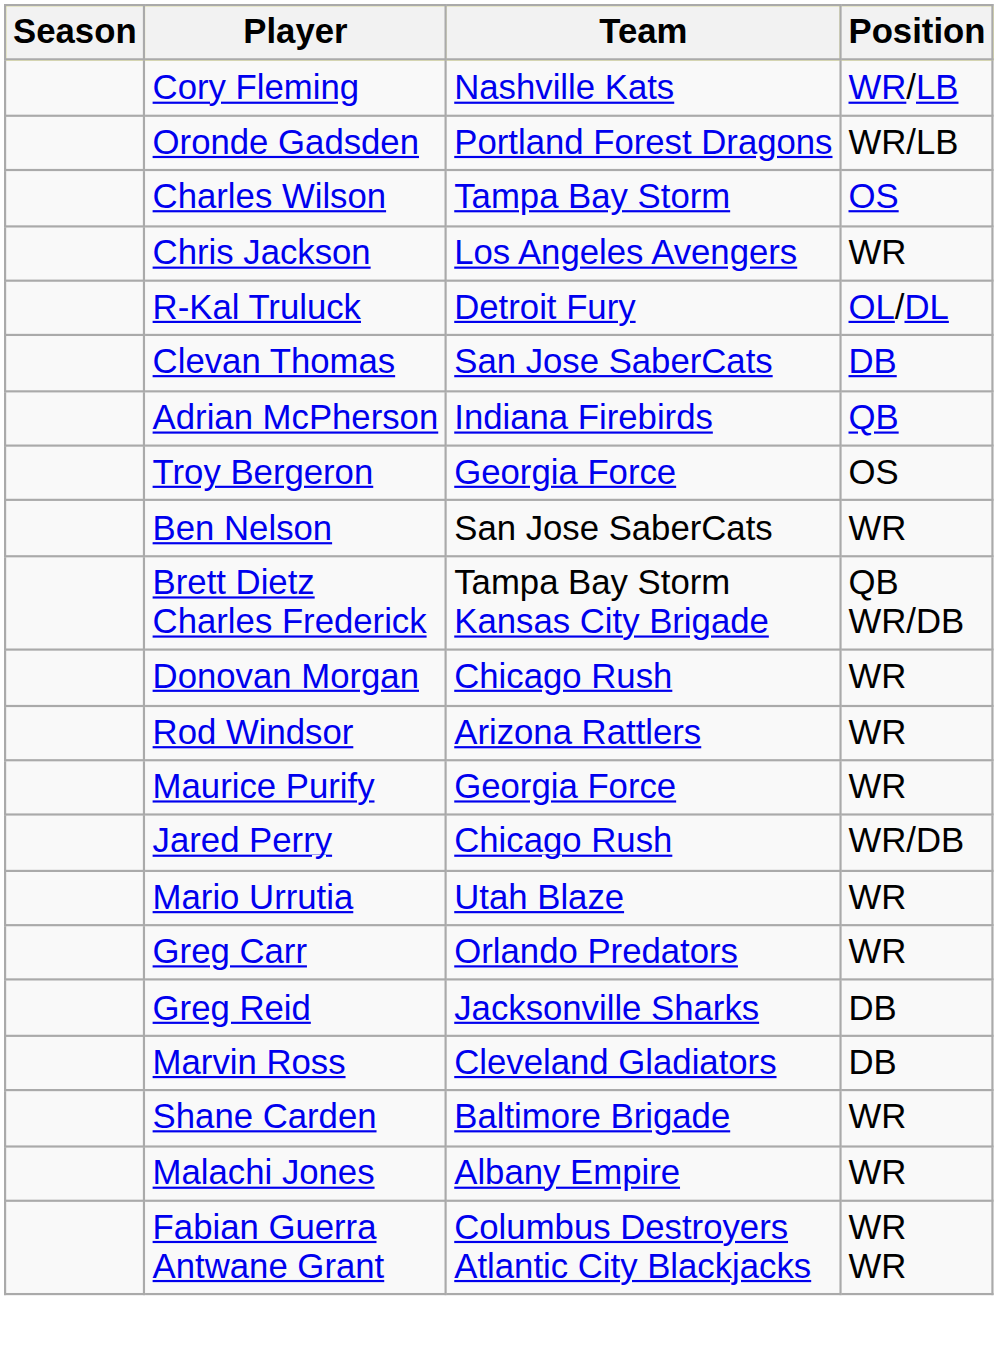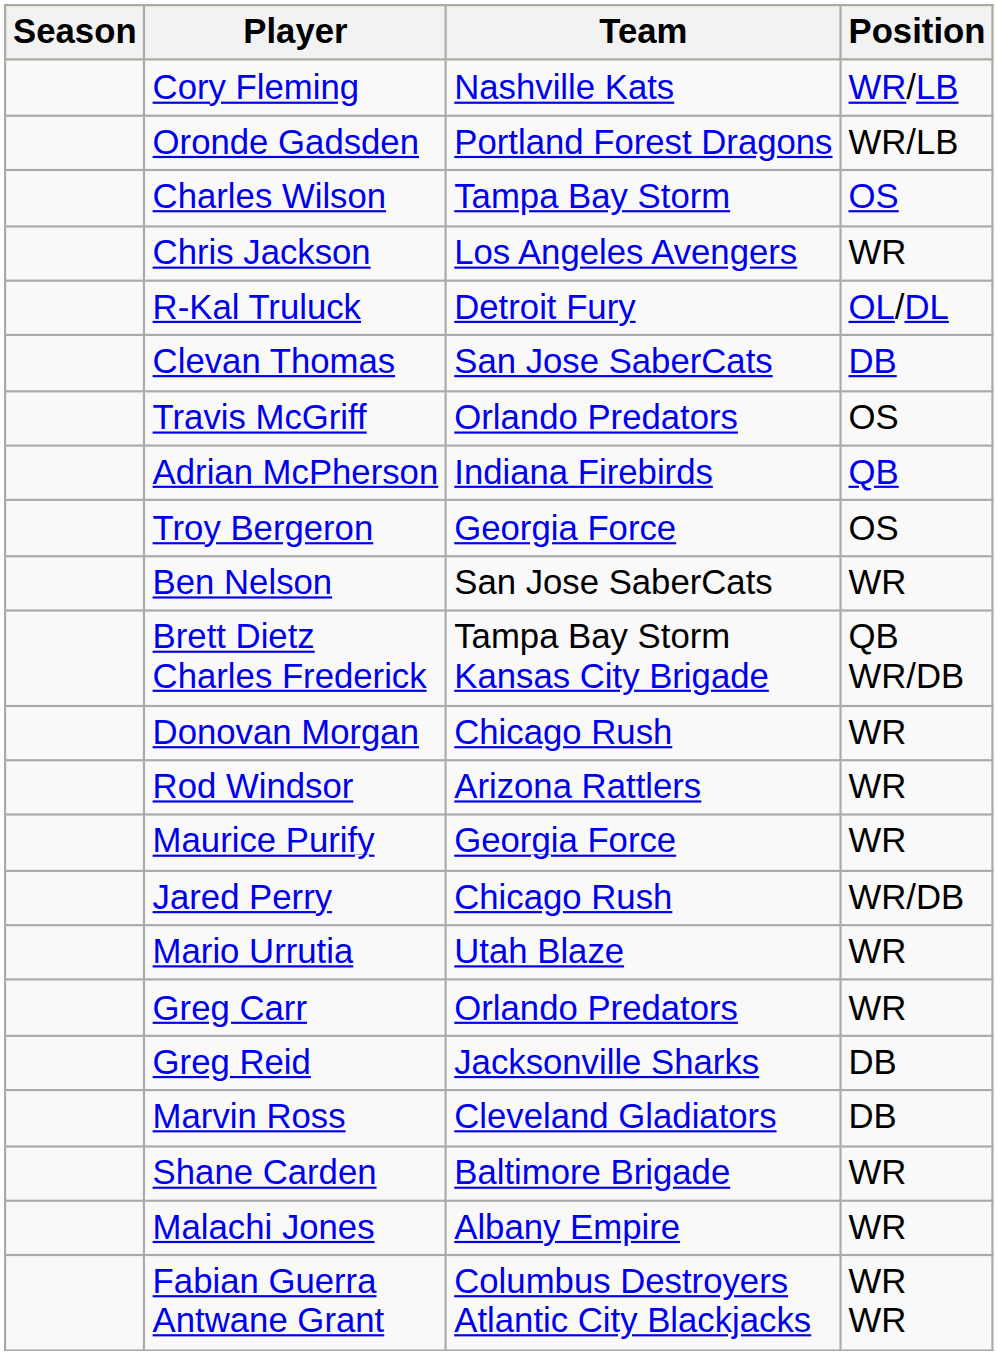+ row: (260, 417)
